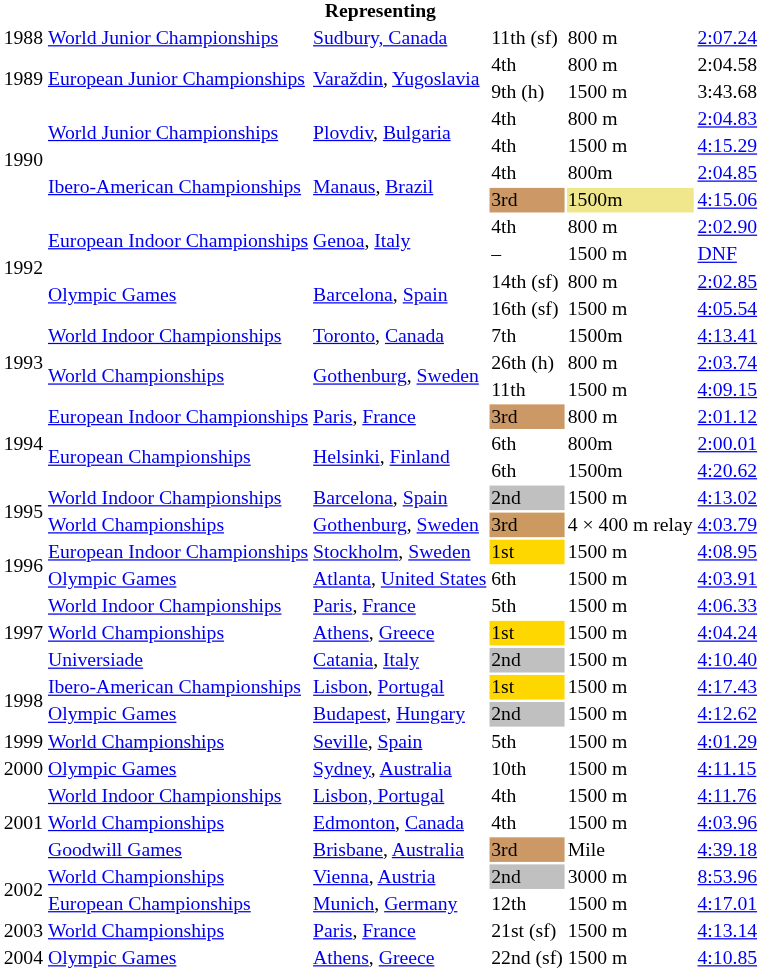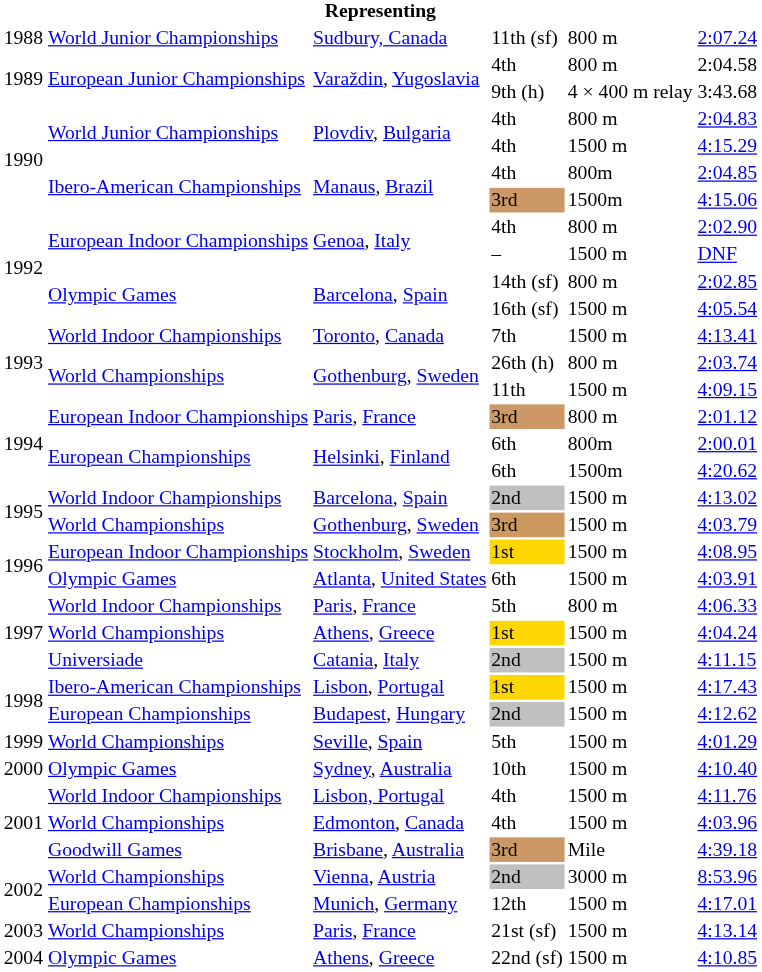(598, 91) 1500 m -> (630, 91) 4 × 400 m relay
(595, 200) khaki background -> (595, 200) no background
(595, 335) 1500m -> (598, 335) 1500 m
(630, 524) 4 × 400 m relay -> (598, 524) 1500 m
(598, 605) 1500 m -> (593, 605) 800 m
(727, 660) 4:10.40 -> (727, 660) 4:11.15
(112, 714) Olympic Games -> (149, 714) European Championships
(727, 768) 4:11.15 -> (727, 768) 4:10.40
